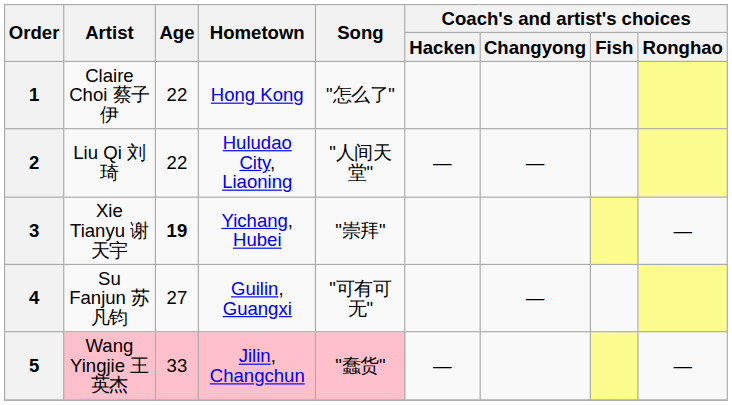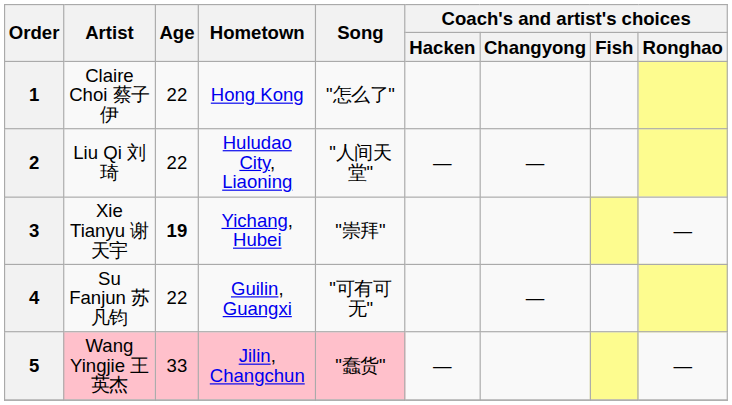(177, 298) 27 -> (177, 298) 22
